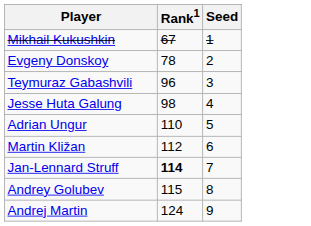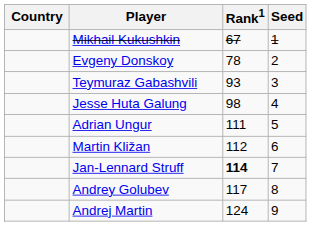+ column: (37, 16)
(168, 82) 96 -> (233, 82) 93
(171, 125) 110 -> (236, 125) 111
(171, 189) 115 -> (236, 189) 117
